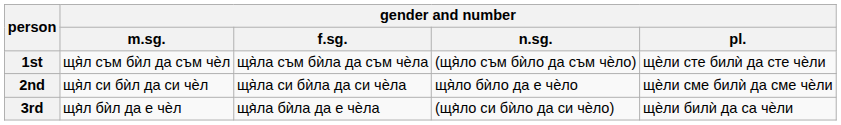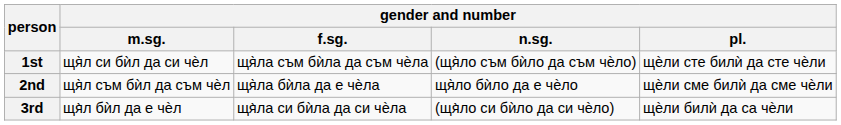(147, 62) щя̀л съм бѝл да съм чѐл -> (136, 62) щя̀л си бѝл да си чѐл
(136, 85) щя̀л си бѝл да си чѐл -> (147, 85) щя̀л съм бѝл да съм чѐл
(322, 85) щя̀лa си бѝла да си чѐлa -> (308, 85) щя̀лa бѝла да е чѐлa
(308, 108) щя̀лa бѝла да е чѐлa -> (322, 108) щя̀лa си бѝла да си чѐлa
